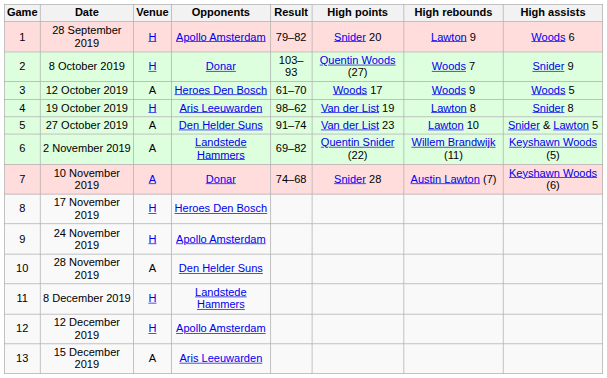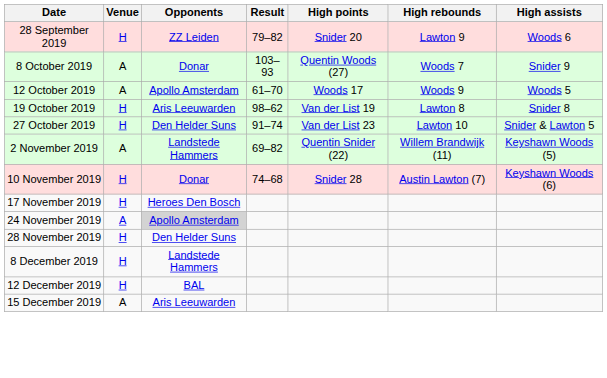- column: (22, 13)
(221, 36) Apollo Amsterdam -> (194, 36) ZZ Leiden
(152, 66) H -> (123, 66) A
(221, 90) Heroes Den Bosch -> (194, 90) Apollo Amsterdam
(152, 125) A -> (123, 125) H
(152, 179) A -> (123, 179) H
(152, 239) H -> (123, 220) A
(221, 239) no background -> (194, 220) lightgrey background
(152, 269) A -> (123, 238) H
(221, 328) Apollo Amsterdam -> (194, 285) BAL
